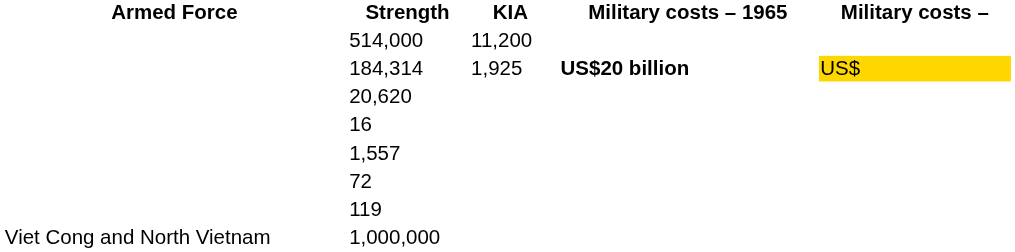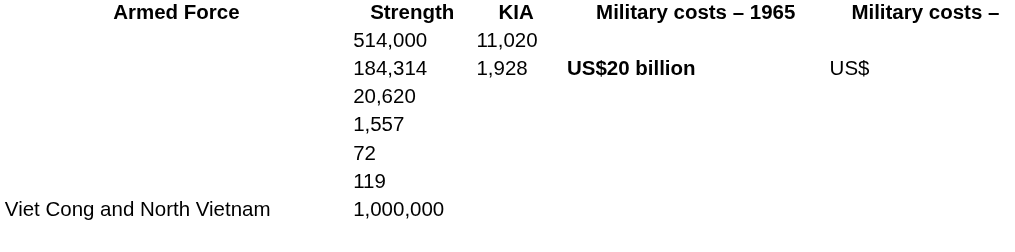(502, 40) 11,200 -> (507, 40) 11,020
(497, 68) 1,925 -> (502, 68) 1,928
(840, 68) gold background -> (850, 68) no background
- row: (361, 124)
